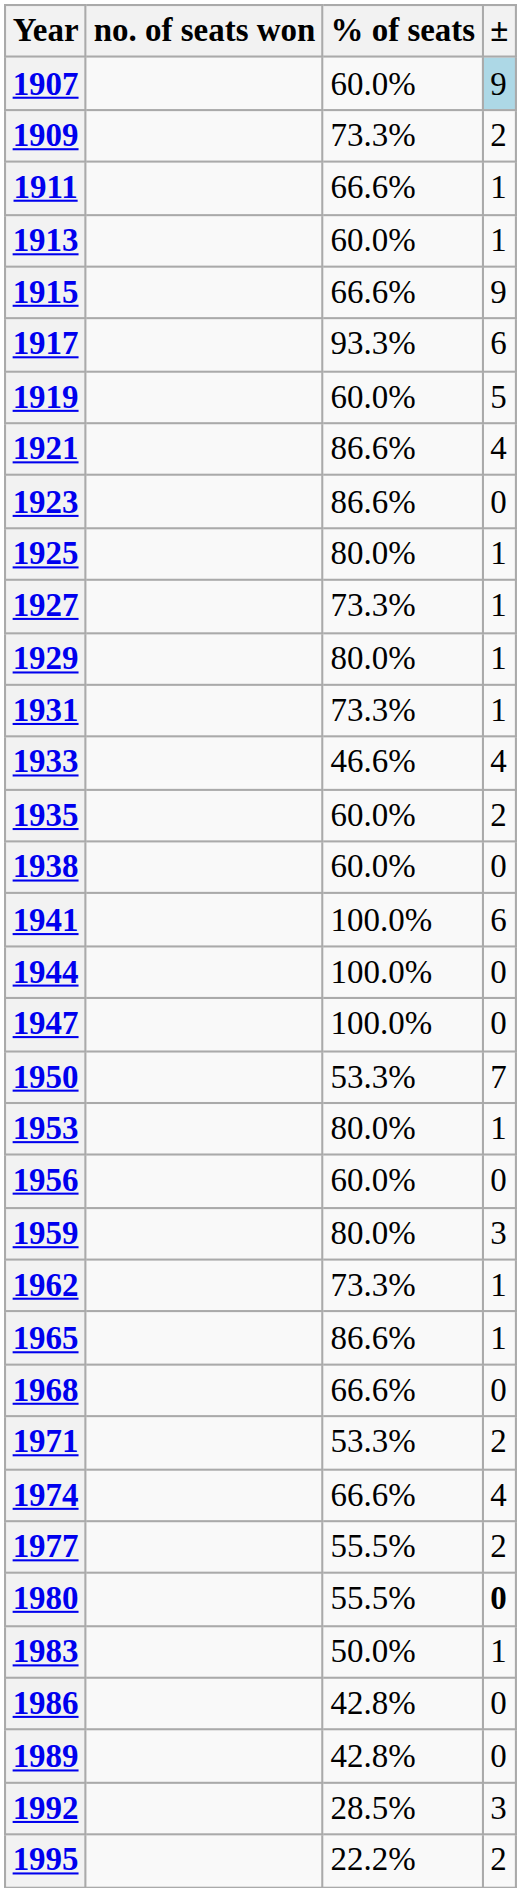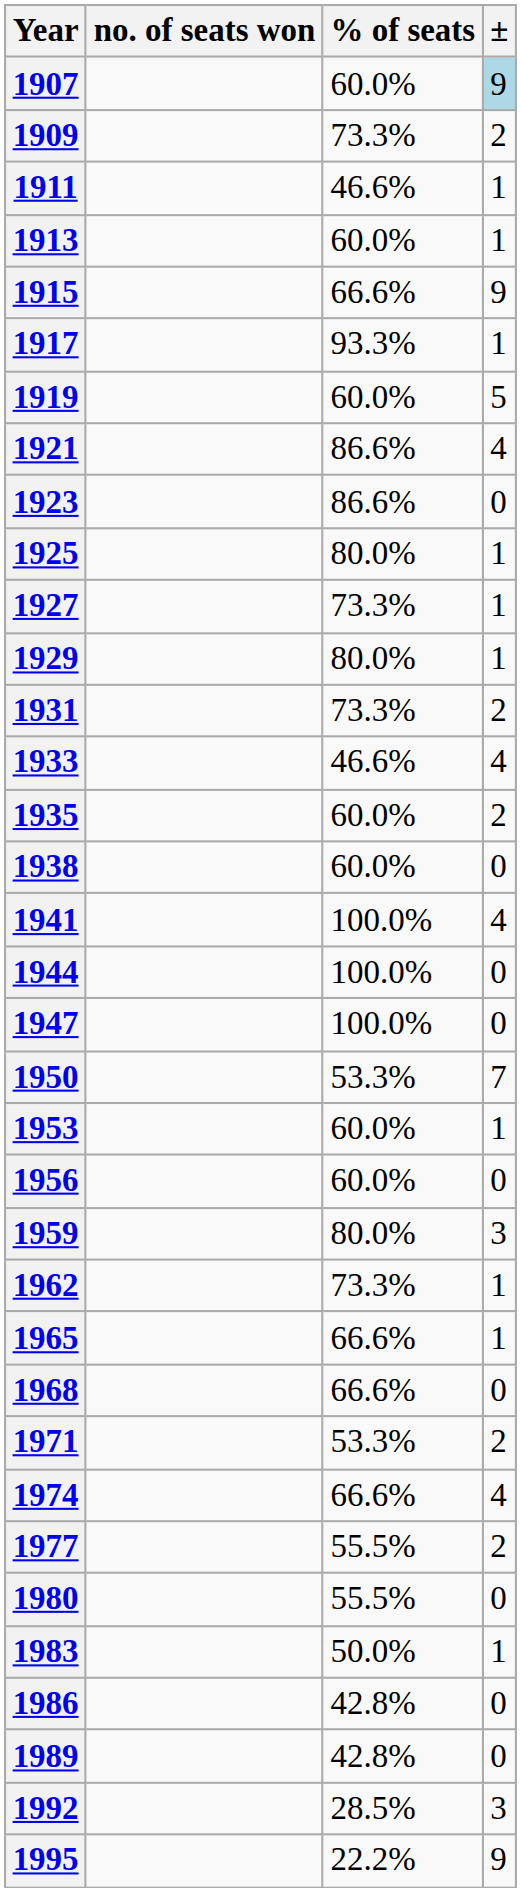(373, 187) 66.6% -> (373, 187) 46.6%
(499, 344) 6 -> (499, 344) 1
(499, 710) 1 -> (499, 710) 2
(499, 919) 6 -> (499, 919) 4
(373, 1128) 80.0% -> (373, 1128) 60.0%
(373, 1337) 86.6% -> (373, 1337) 66.6%
(499, 1598) bold -> (499, 1598) normal
(499, 1860) 2 -> (499, 1860) 9
